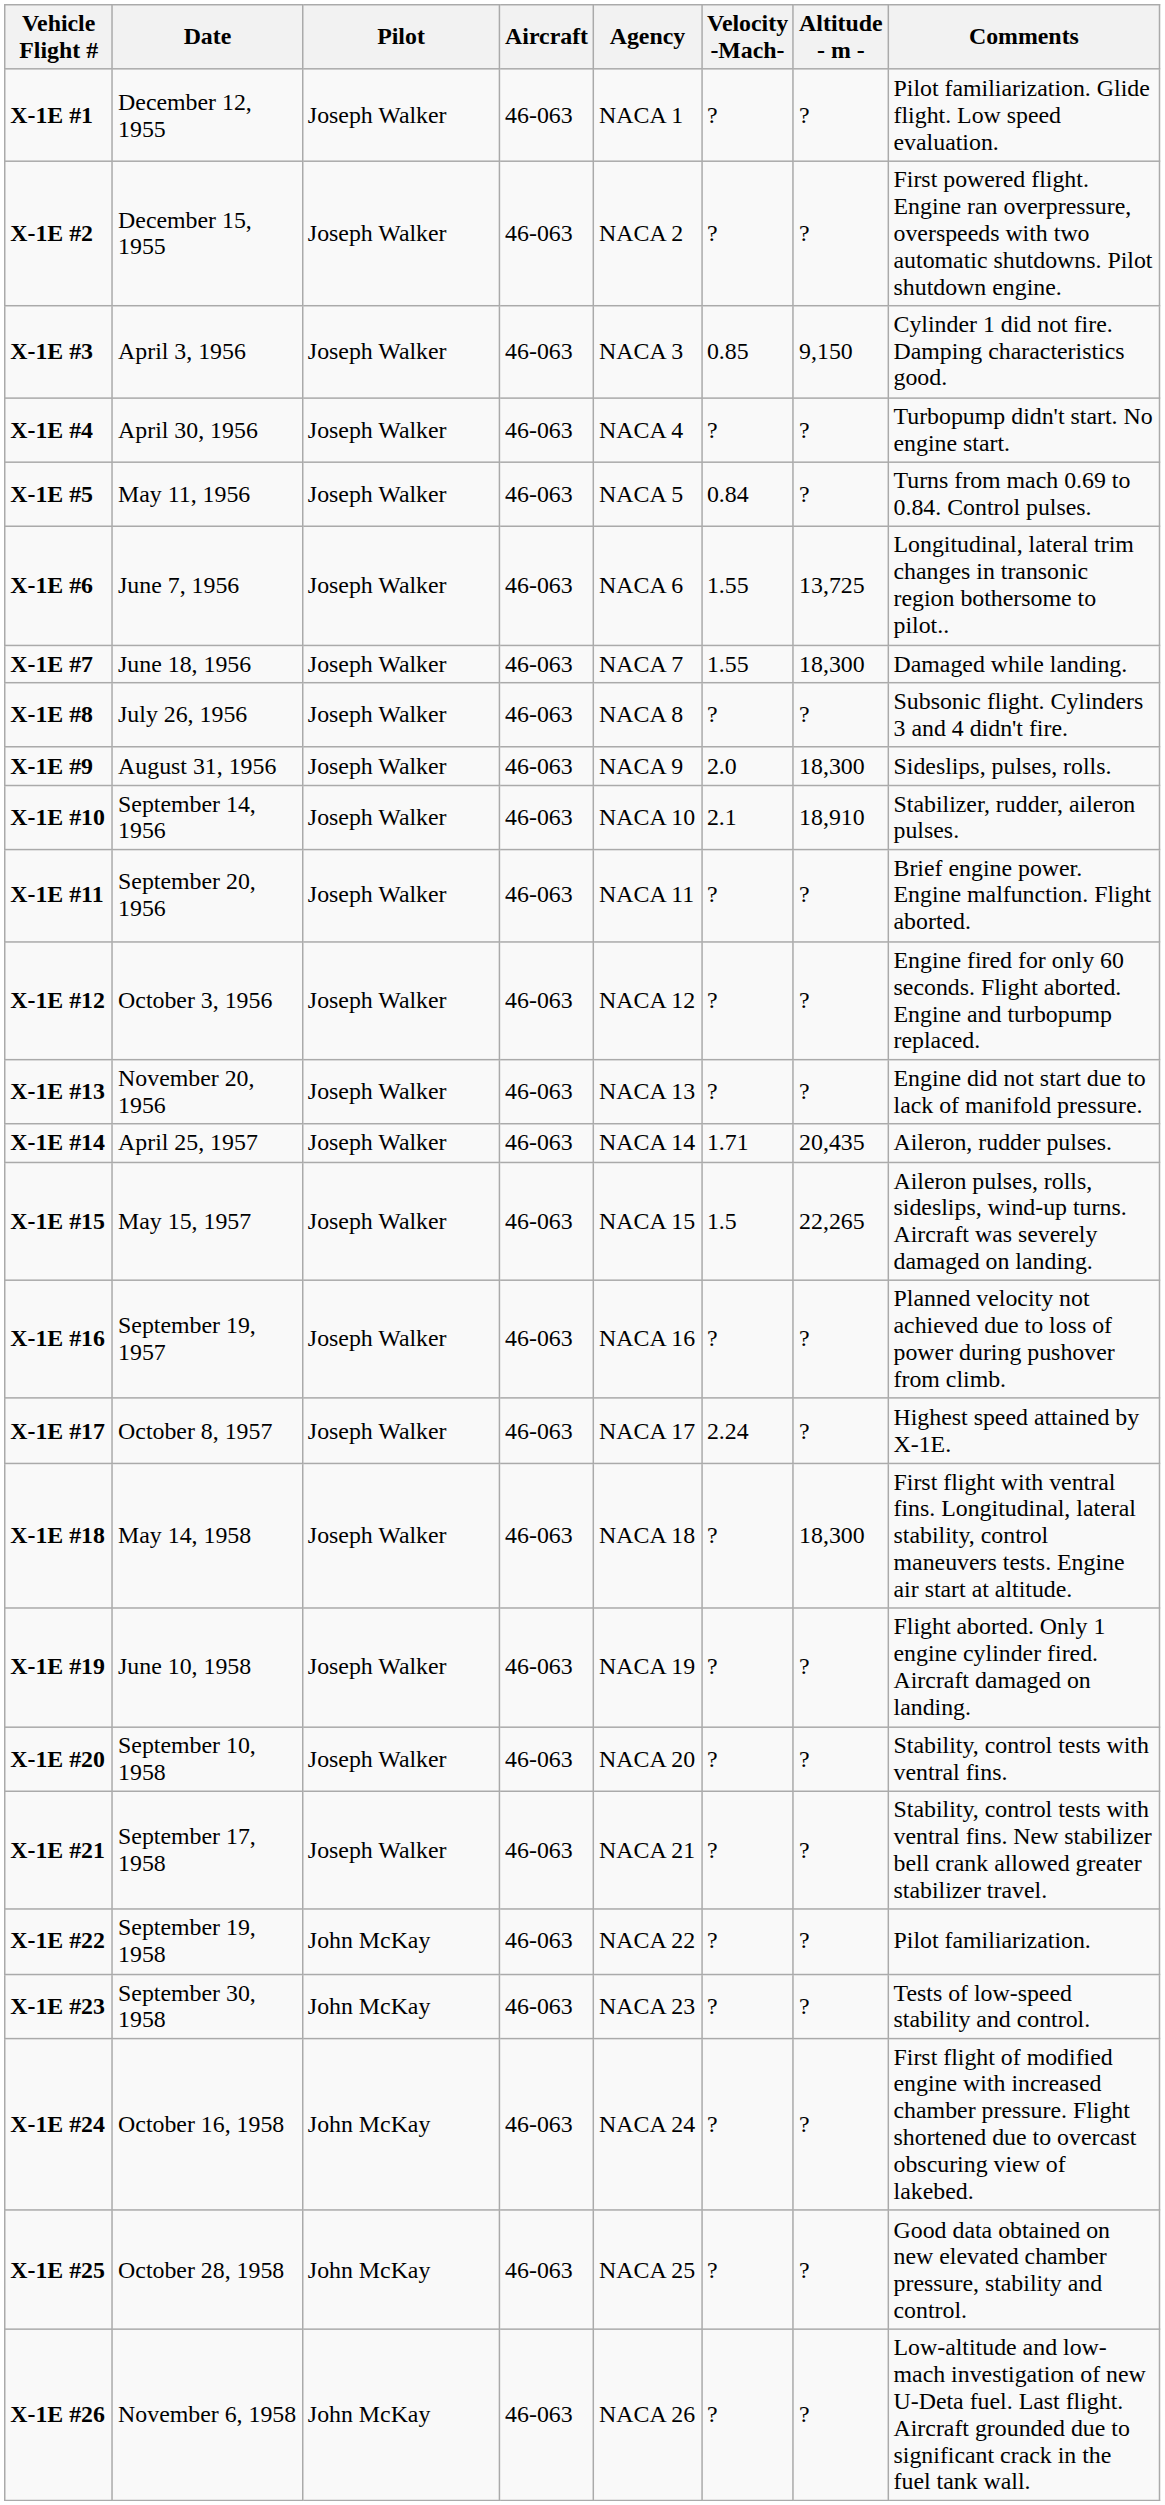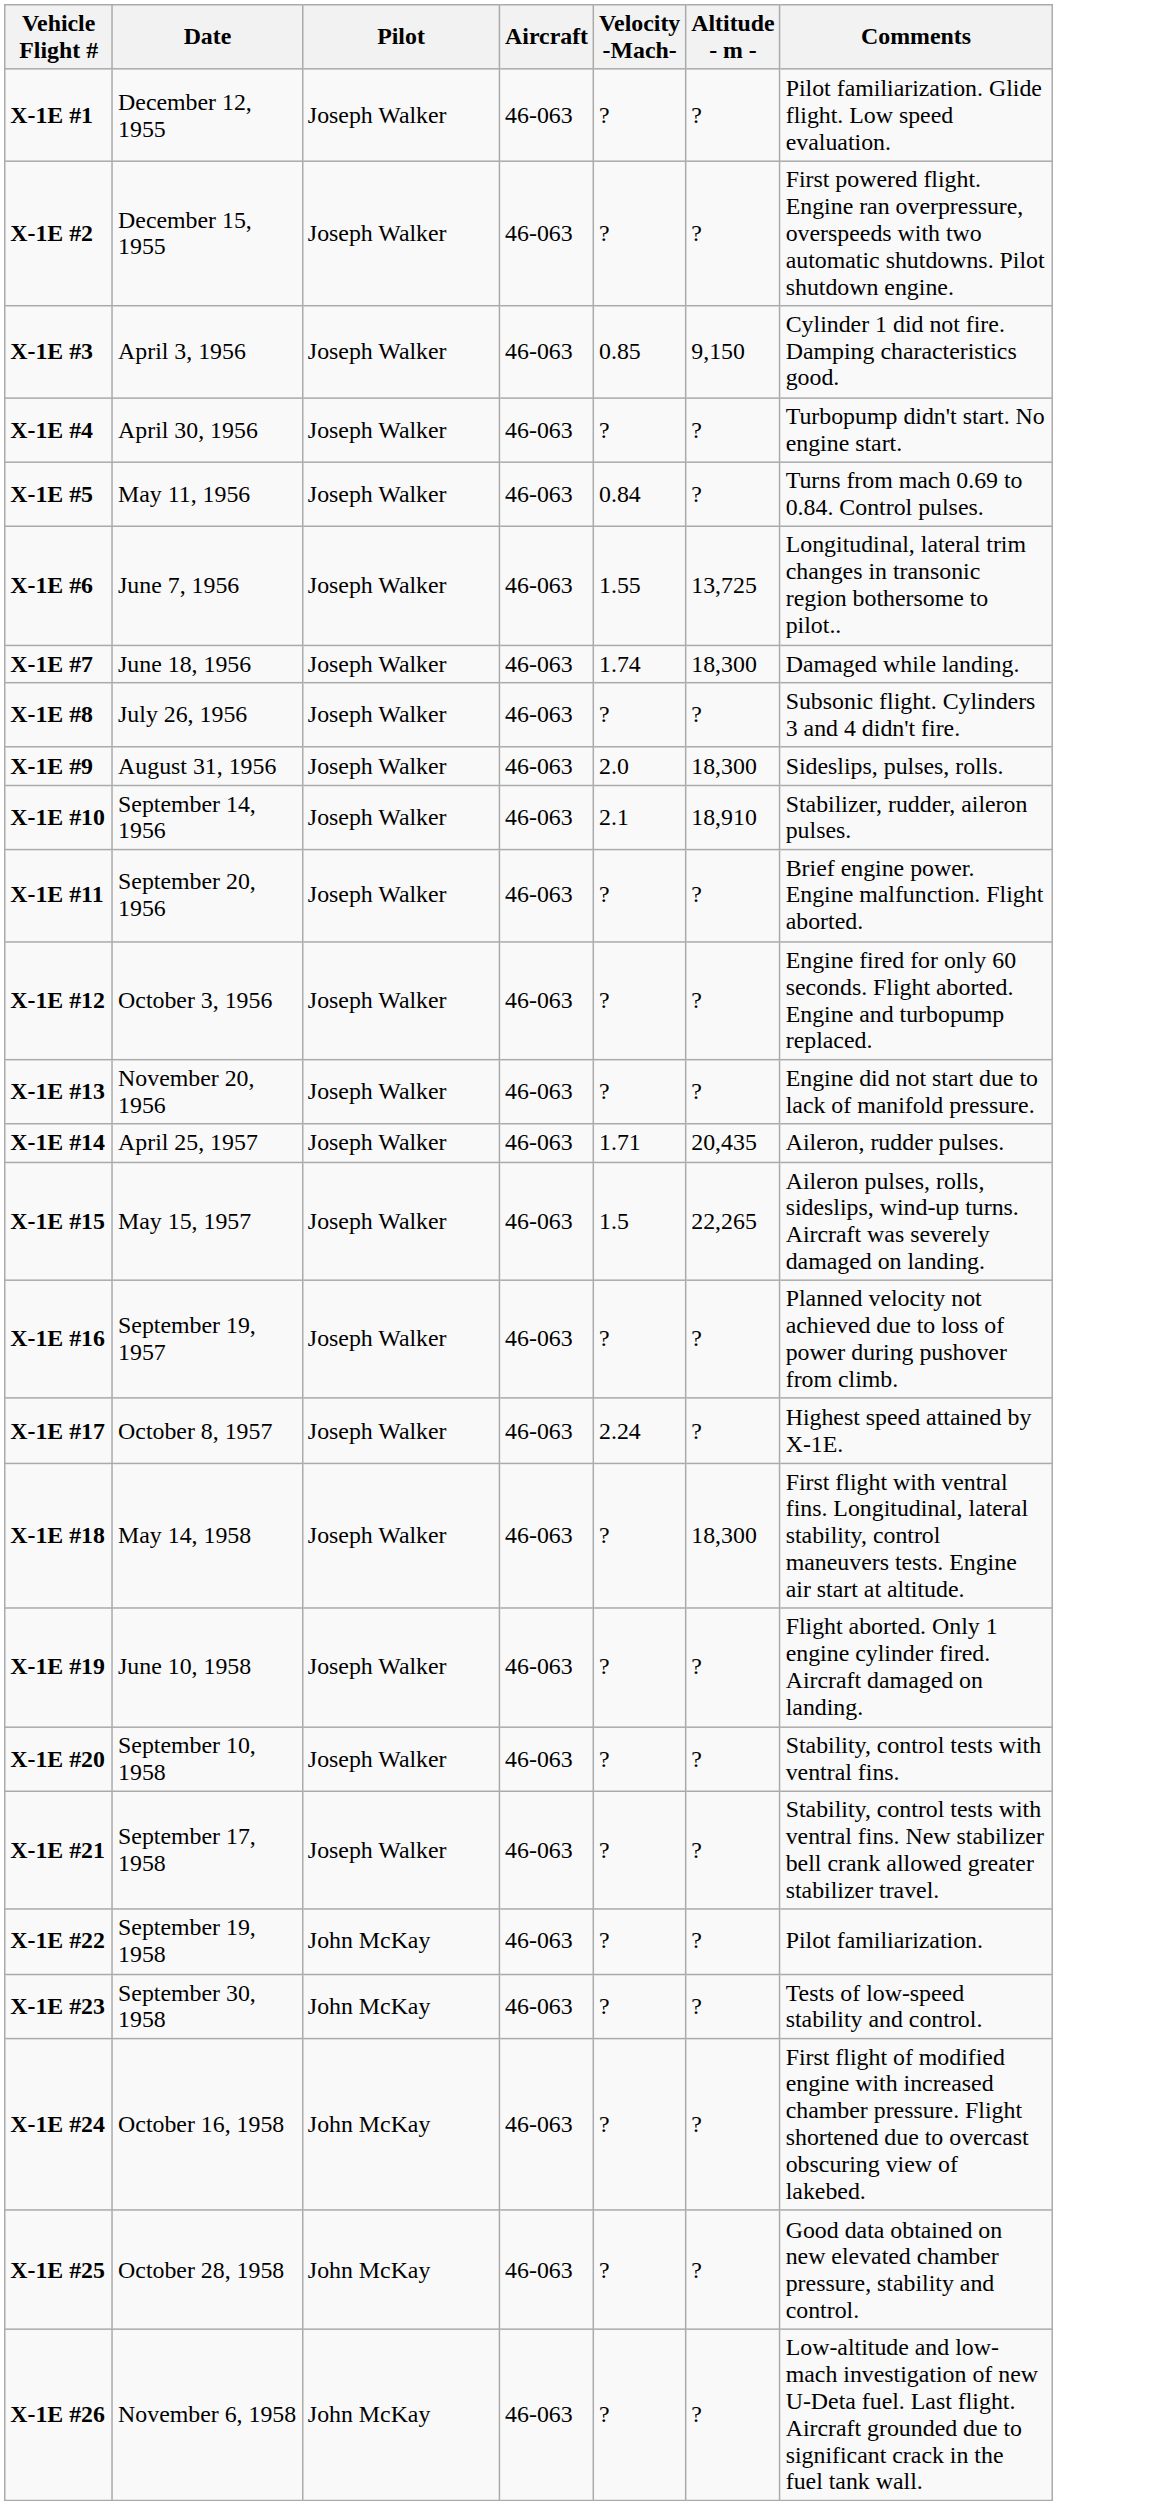- column: (647, 36)
(728, 663) 1.55 -> (620, 663) 1.74
